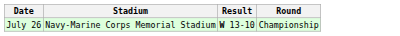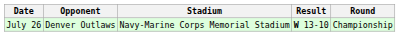+ column: (80, 11)
